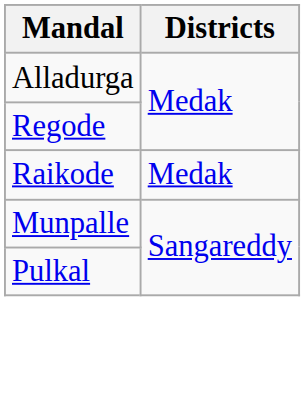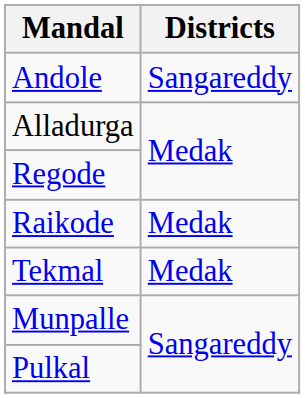+ row: (57, 77)
+ row: (58, 271)
